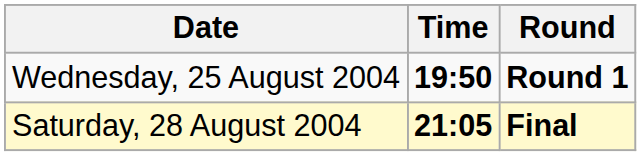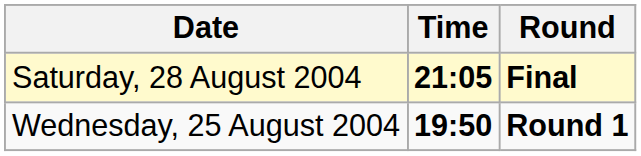rows swapped: (206, 77) <-> (187, 125)
